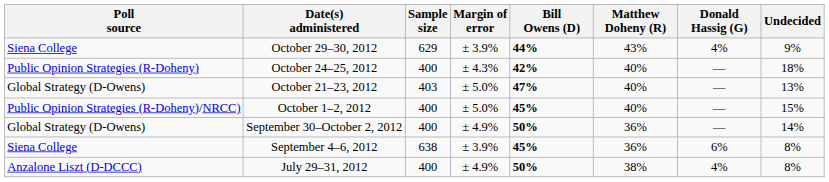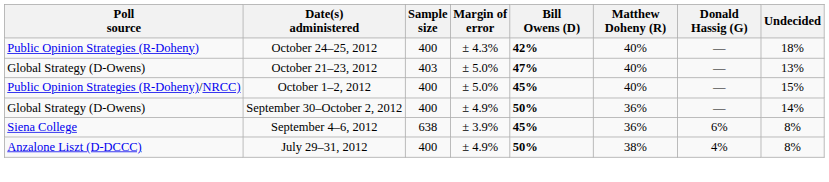- row: (324, 48)
